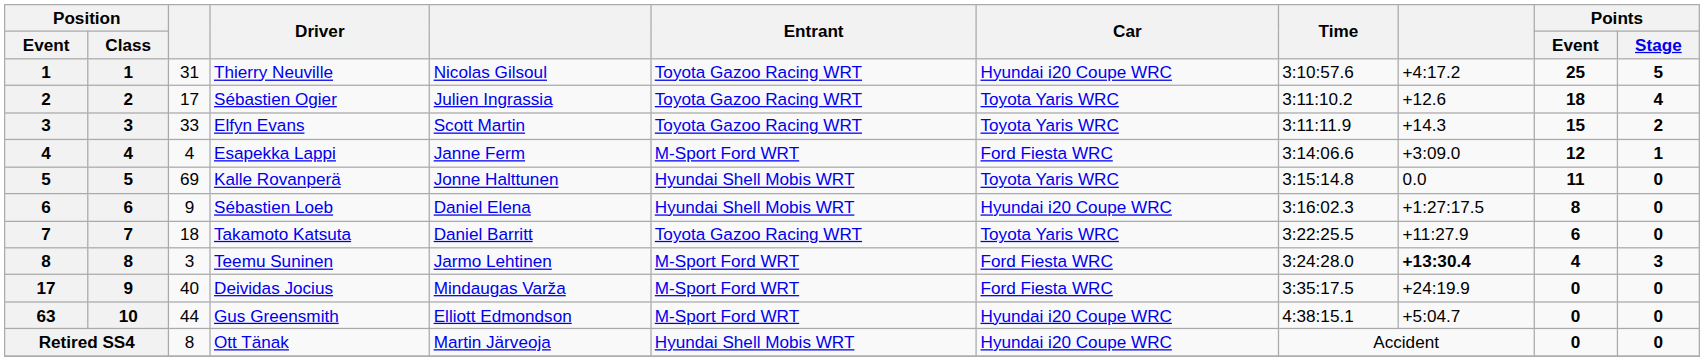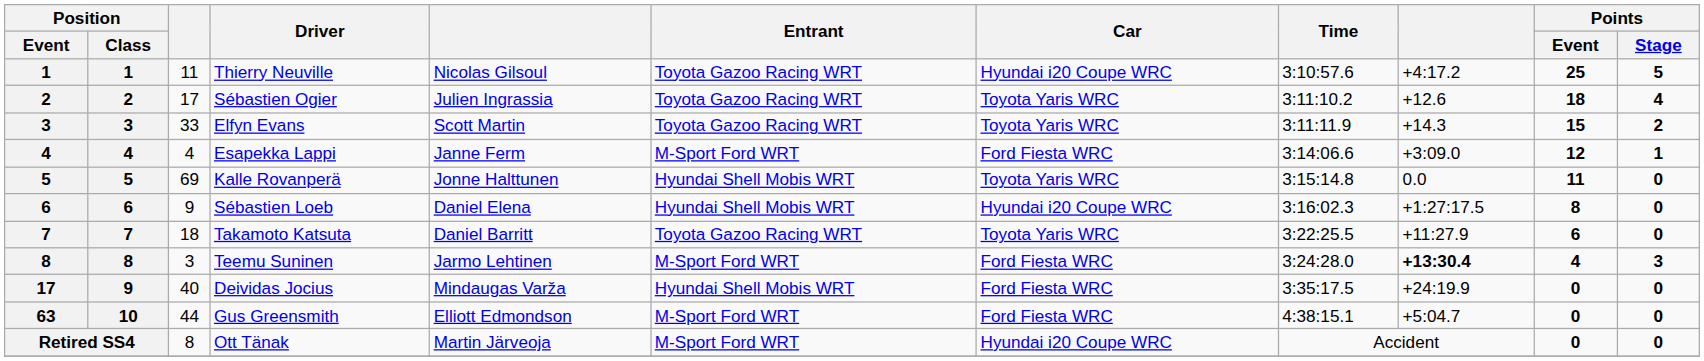(189, 72) 31 -> (189, 72) 11
(727, 288) M-Sport Ford WRT -> (755, 288) Hyundai Shell Mobis WRT
(1076, 315) Hyundai i20 Coupe WRC -> (1047, 315) Ford Fiesta WRC
(755, 342) Hyundai Shell Mobis WRT -> (727, 342) M-Sport Ford WRT
